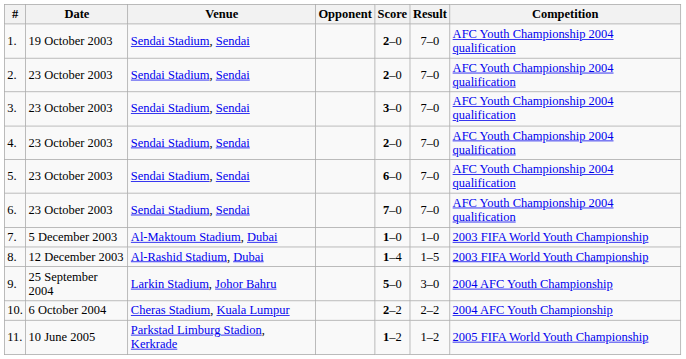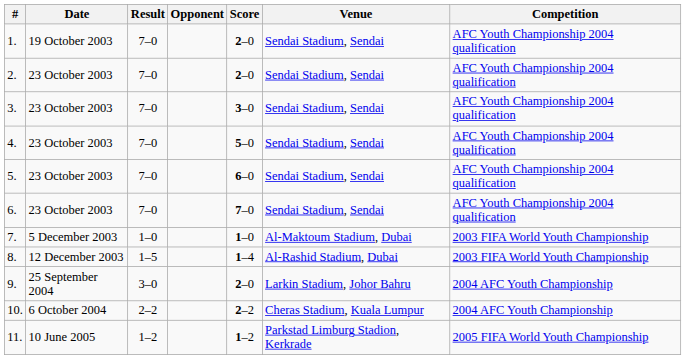columns swapped: (222, 14) <-> (430, 14)
(392, 142) 2–0 -> (245, 142) 5–0
(392, 283) 5–0 -> (245, 283) 2–0
